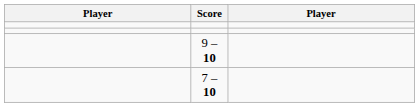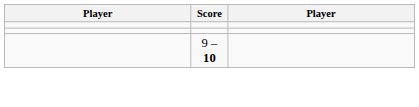- row: (98, 85)
